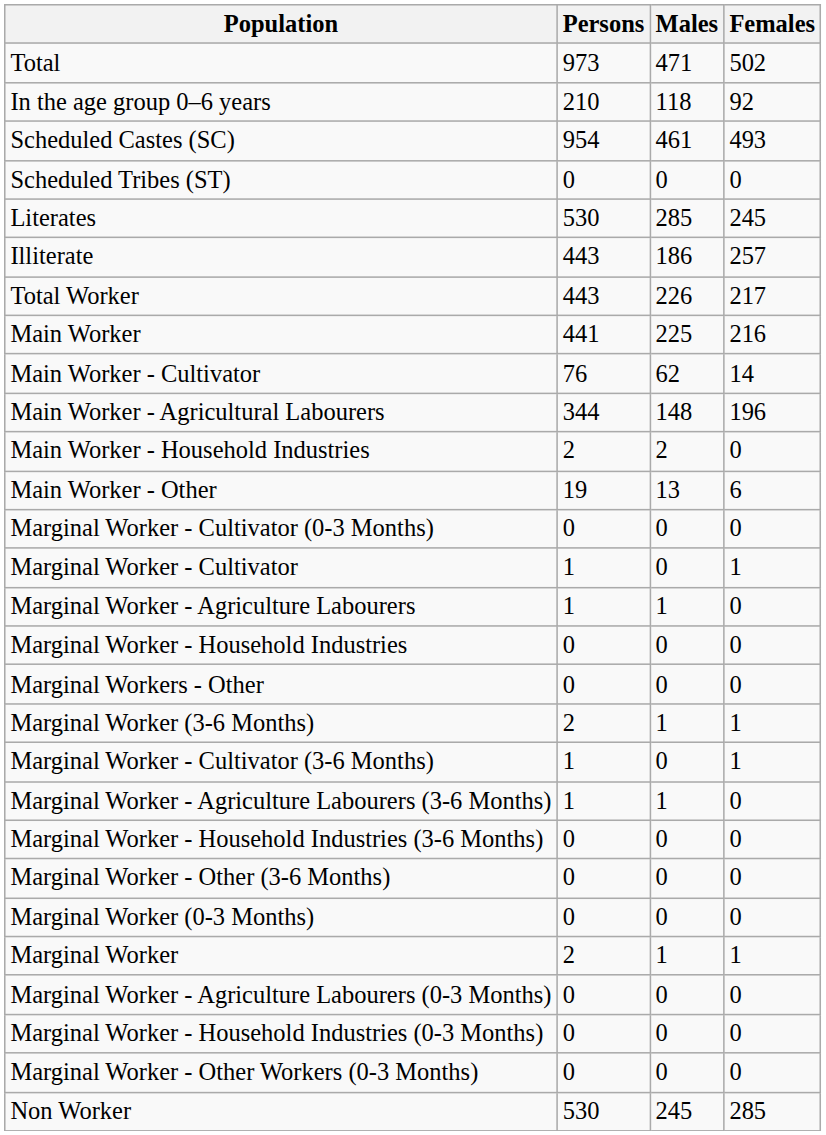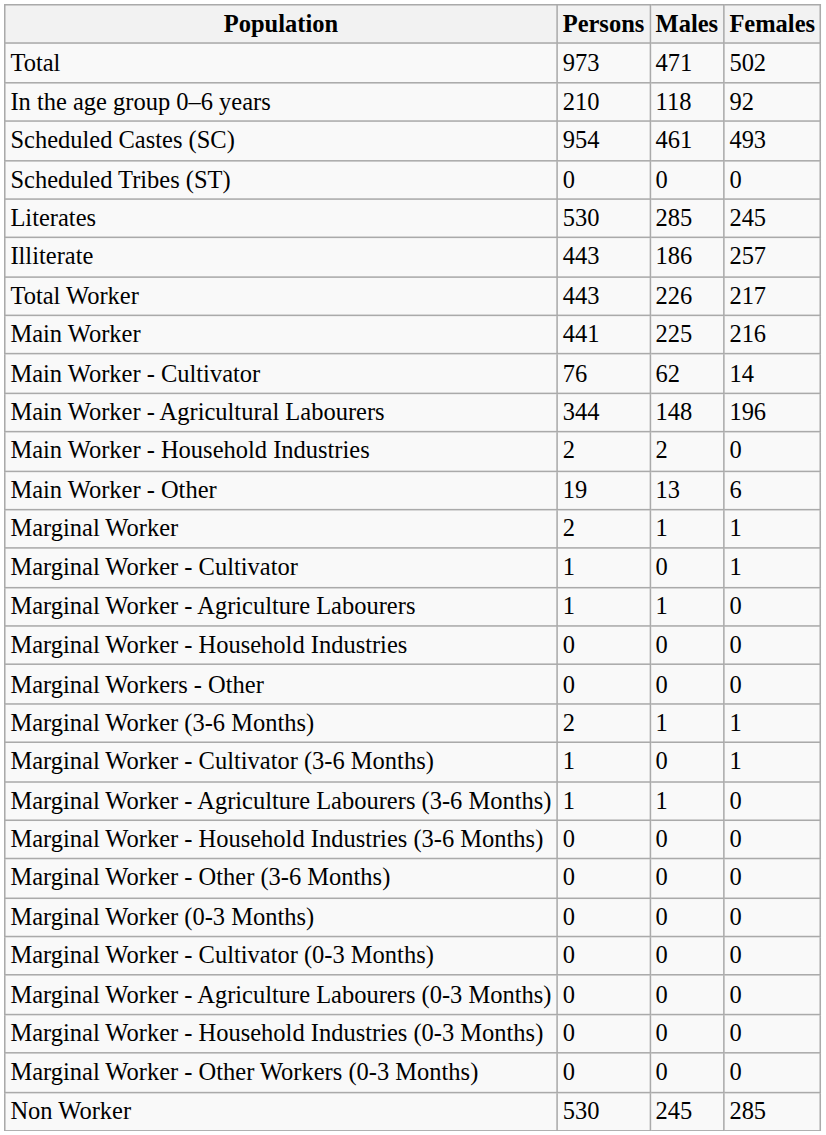rows swapped: (94, 955) <-> (222, 528)
